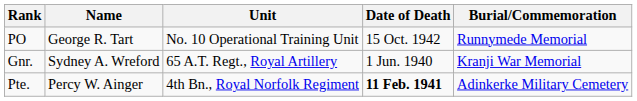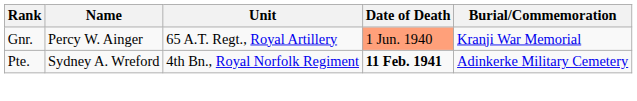- row: (17, 38)
(104, 61) Sydney A. Wreford -> (95, 38) Percy W. Ainger
(399, 61) no background -> (399, 38) lightsalmon background
(95, 84) Percy W. Ainger -> (104, 61) Sydney A. Wreford
